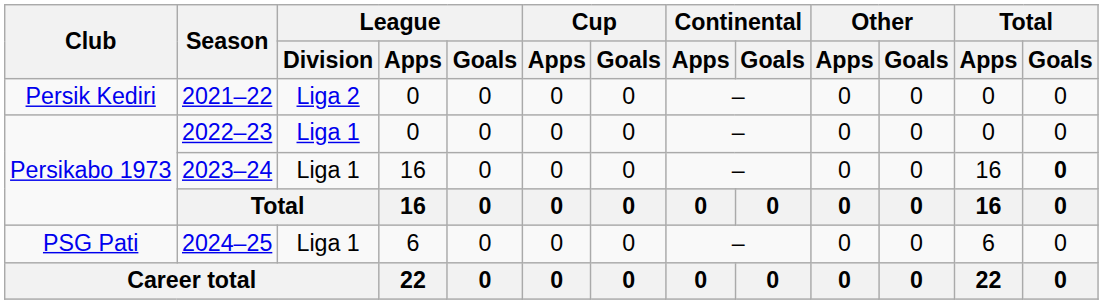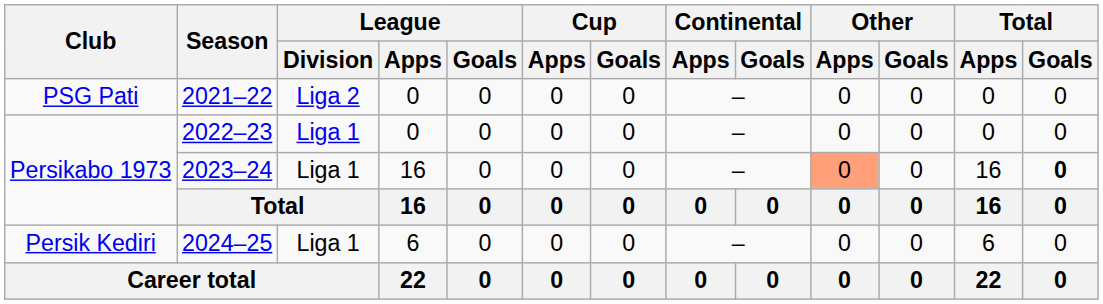(91, 96) Persik Kediri -> (91, 96) PSG Pati
(845, 170) no background -> (845, 170) lightsalmon background
(91, 243) PSG Pati -> (91, 243) Persik Kediri
